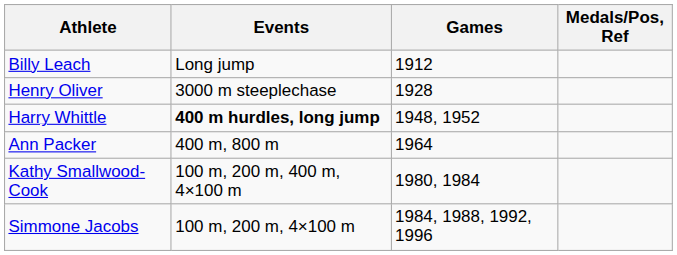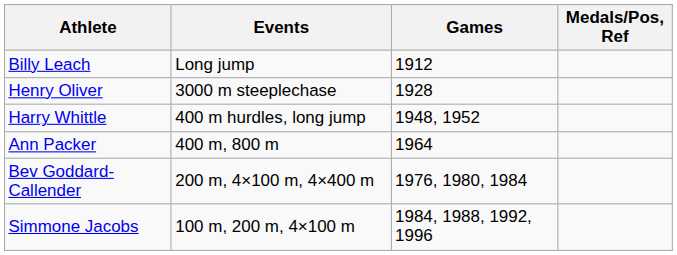(278, 117) bold -> (270, 117) normal
+ row: (61, 181)
- row: (77, 181)
